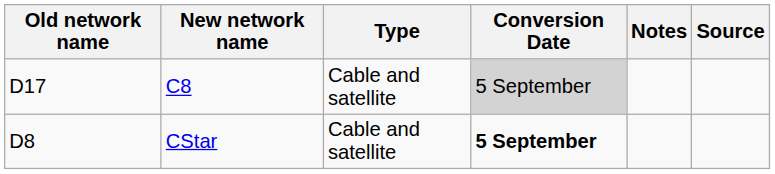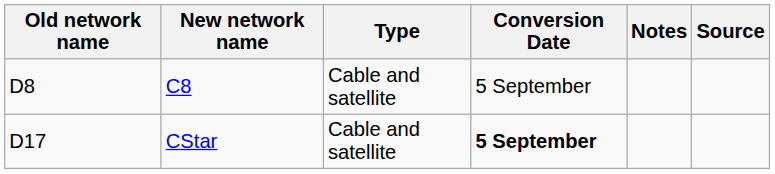(28, 86) D17 -> (22, 86) D8
(533, 86) lightgrey background -> (533, 86) no background
(22, 141) D8 -> (28, 141) D17
